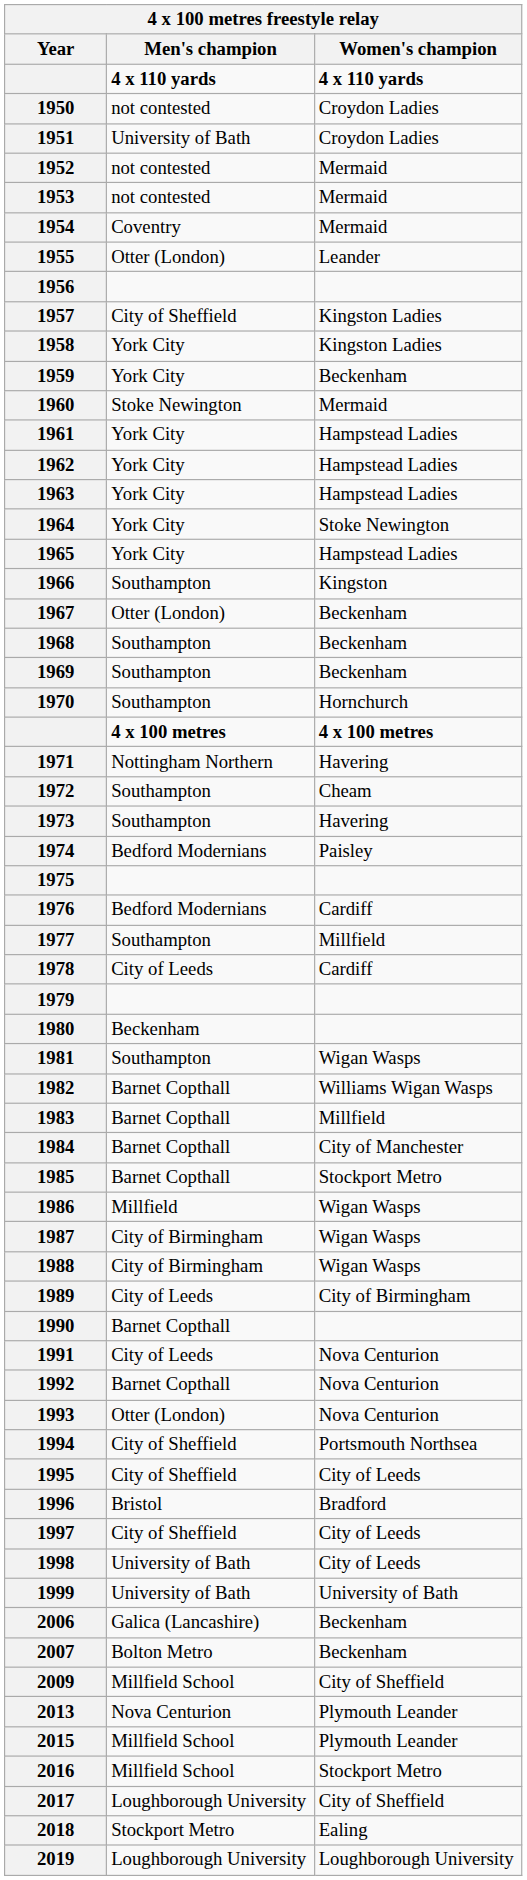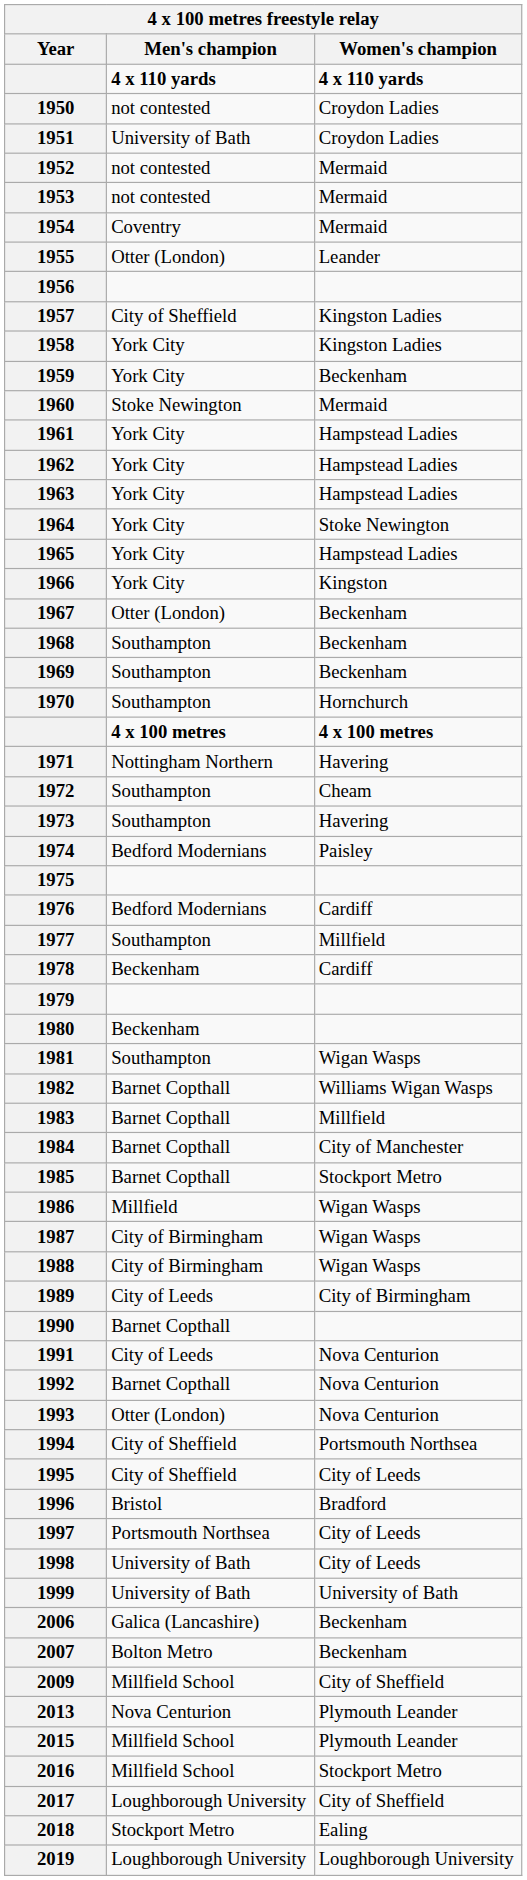(161, 583) Southampton -> (148, 583) York City
(162, 969) City of Leeds -> (155, 969) Beckenham
(174, 1533) City of Sheffield -> (190, 1533) Portsmouth Northsea
